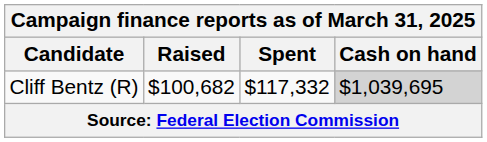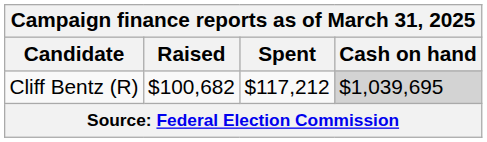(287, 86) $117,332 -> (287, 86) $117,212
